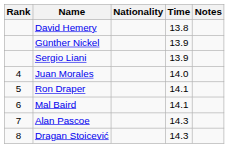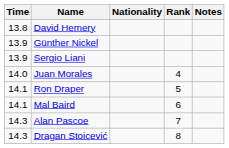columns swapped: (18, 12) <-> (179, 12)
